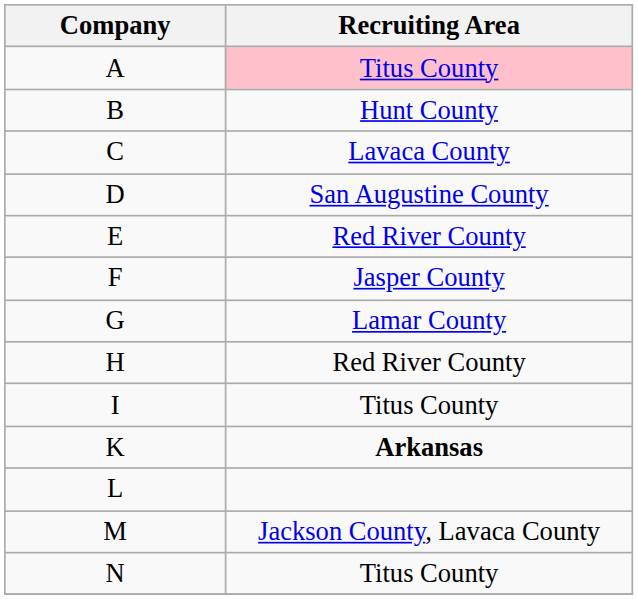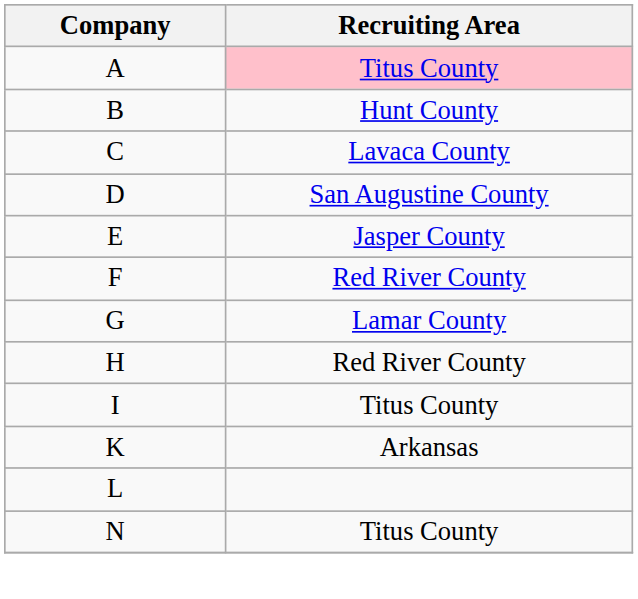(429, 236) Red River County -> (429, 236) Jasper County
(429, 278) Jasper County -> (429, 278) Red River County
(429, 446) bold -> (429, 446) normal
- row: (115, 531)
